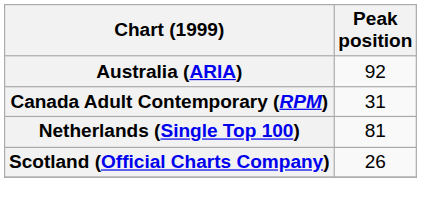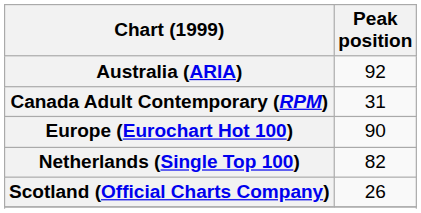+ row: (169, 131)
(375, 131) 81 -> (375, 161) 82
